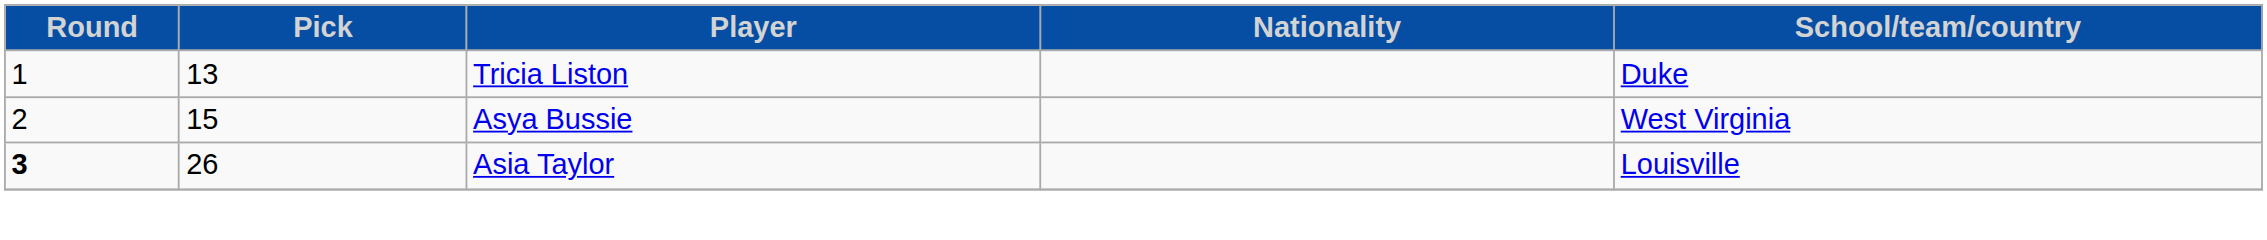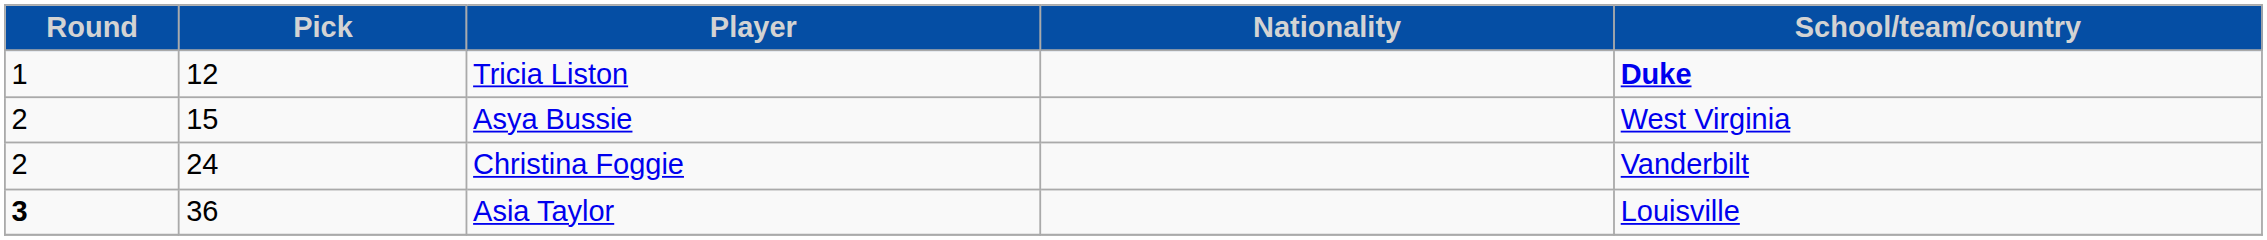(202, 73) 13 -> (202, 73) 12
(1655, 73) normal -> (1656, 73) bold
+ row: (579, 165)
(202, 165) 26 -> (202, 211) 36
